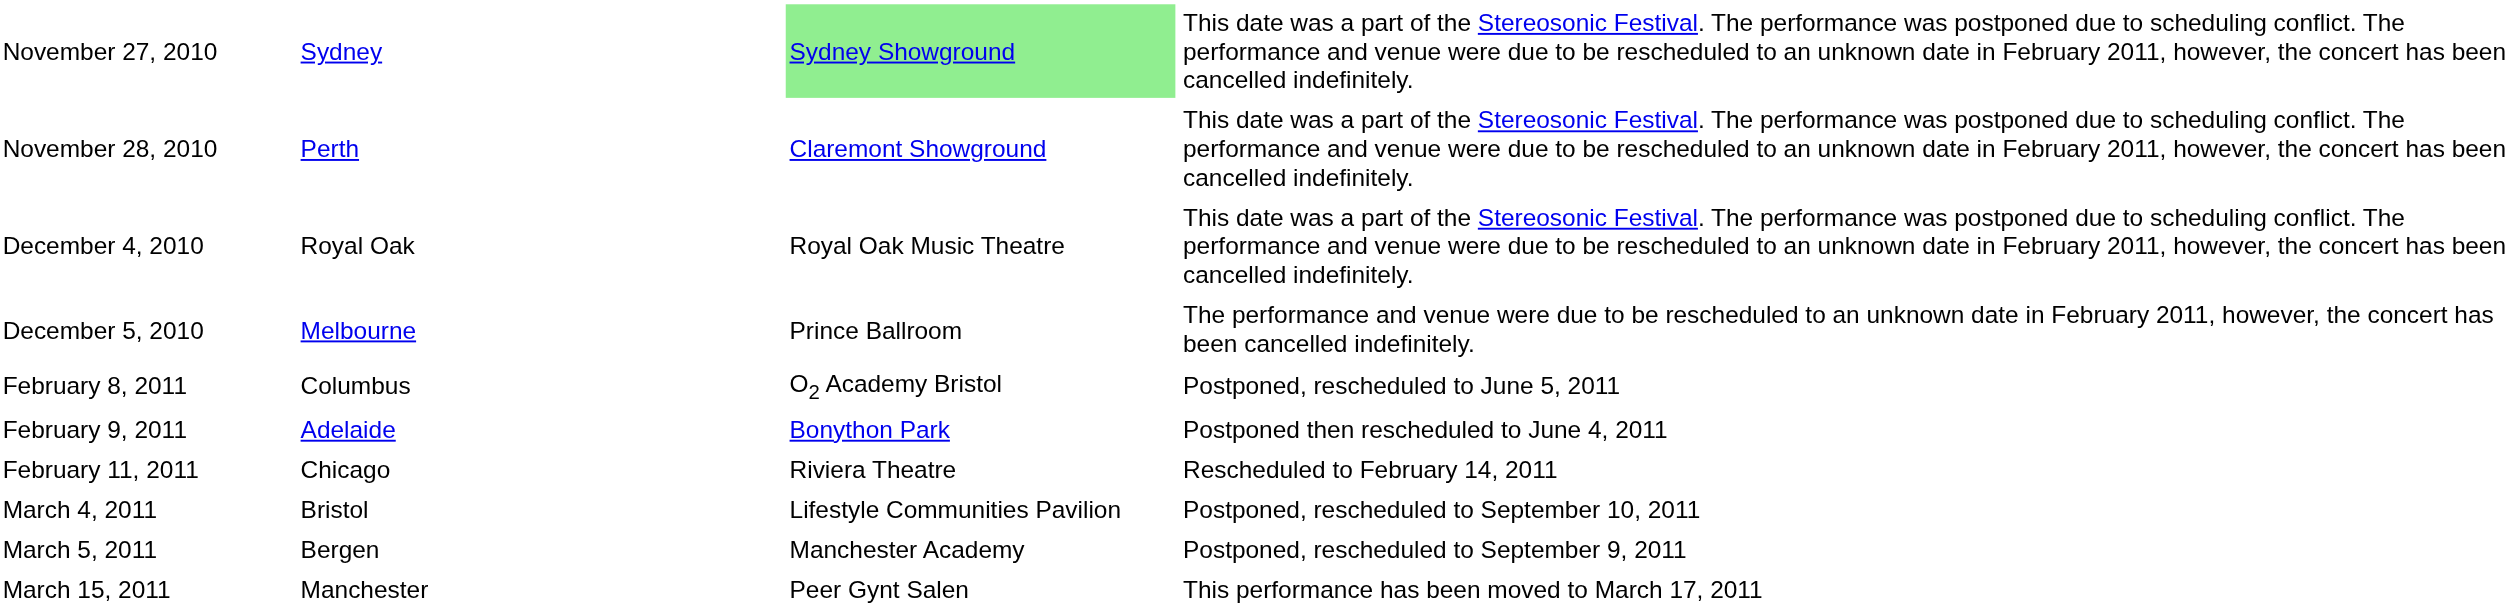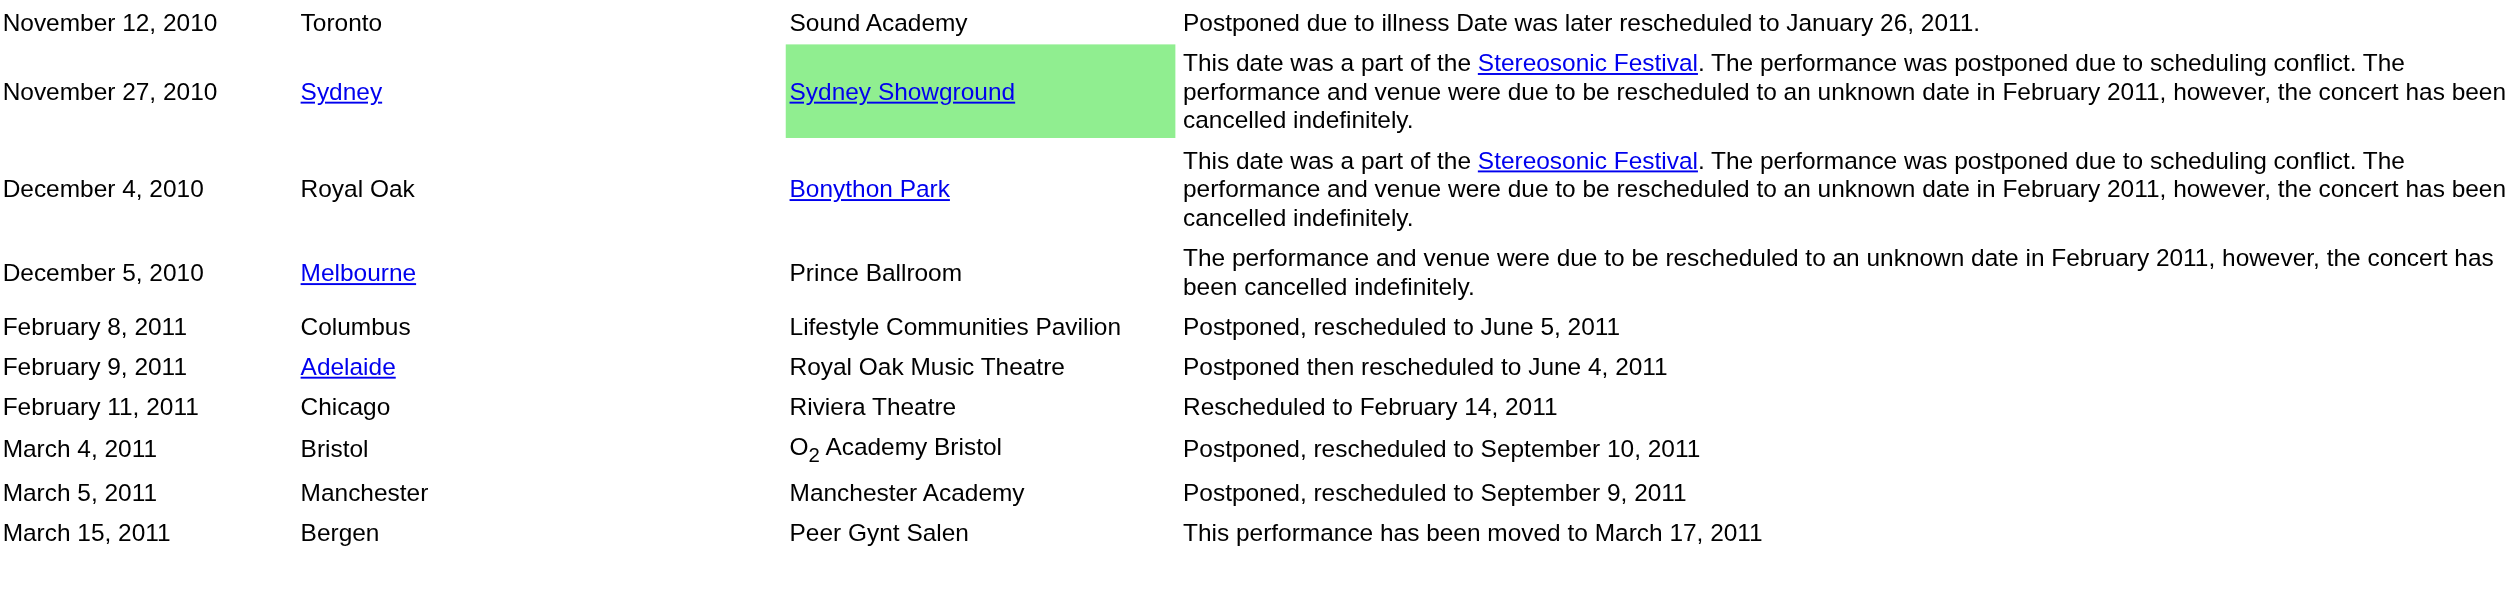+ row: (110, 22)
- row: (110, 148)
(927, 246) Royal Oak Music Theatre -> (870, 189) Bonython Park
(896, 386) O2 Academy Bristol -> (955, 326) Lifestyle Communities Pavilion
(870, 428) Bonython Park -> (927, 366) Royal Oak Music Theatre
(955, 509) Lifestyle Communities Pavilion -> (896, 449) O2 Academy Bristol
(340, 549) Bergen -> (364, 491) Manchester
(364, 589) Manchester -> (340, 532) Bergen
